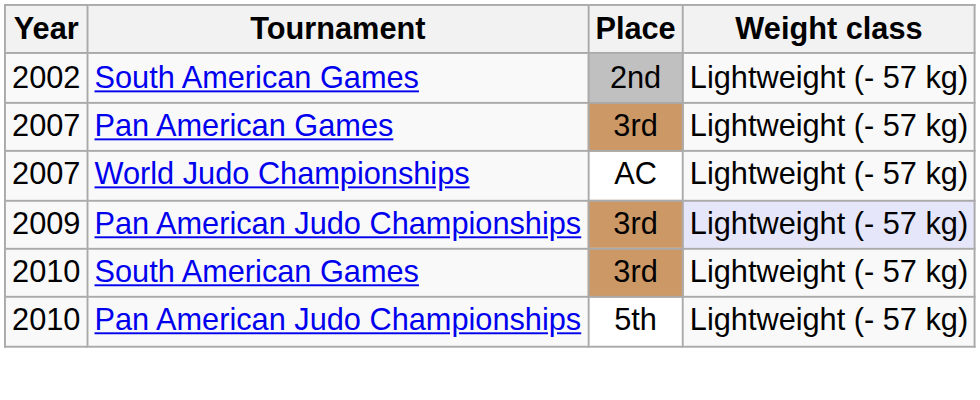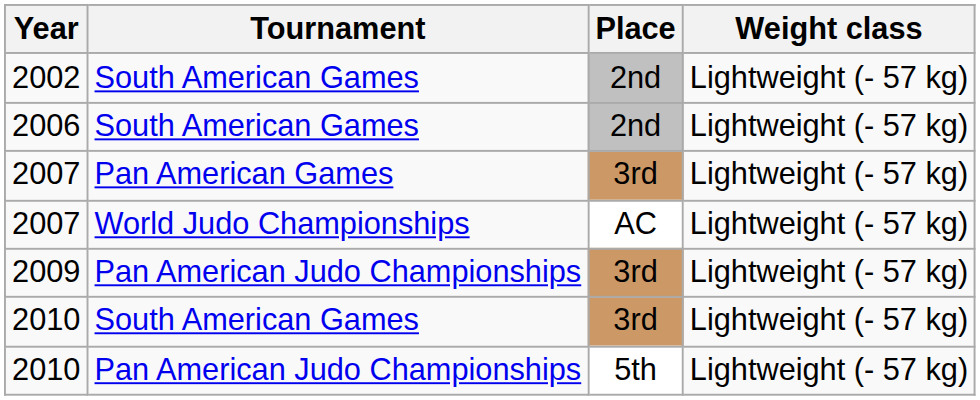+ row: (46, 126)
(829, 223) lavender background -> (829, 272) no background
